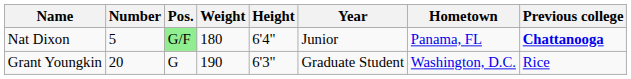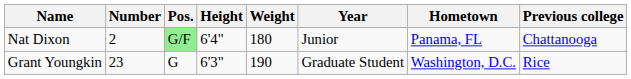columns swapped: (273, 16) <-> (223, 16)
(112, 39) 5 -> (112, 39) 2
(563, 39) bold -> (560, 39) normal
(116, 62) 20 -> (116, 62) 23
